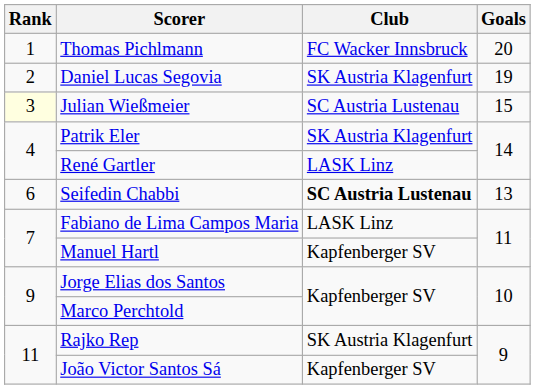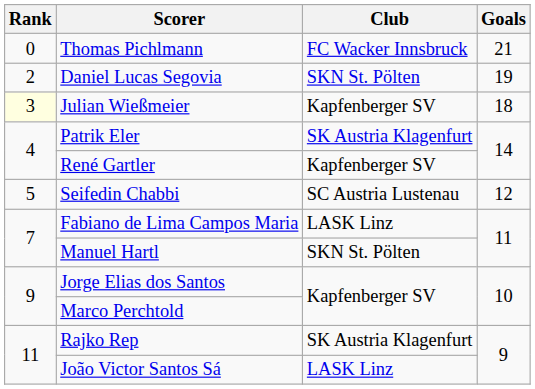(30, 48) 1 -> (30, 48) 0
(503, 48) 20 -> (503, 48) 21
(390, 77) SK Austria Klagenfurt -> (363, 77) SKN St. Pölten
(383, 106) SC Austria Lustenau -> (371, 106) Kapfenberger SV
(503, 106) 15 -> (503, 106) 18
(350, 164) LASK Linz -> (371, 164) Kapfenberger SV
(30, 194) 6 -> (30, 194) 5
(389, 194) bold -> (383, 194) normal
(503, 194) 13 -> (503, 194) 12
(371, 252) Kapfenberger SV -> (363, 252) SKN St. Pölten
(371, 369) Kapfenberger SV -> (350, 369) LASK Linz
